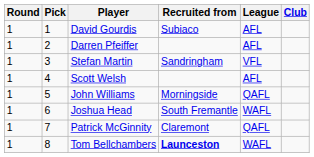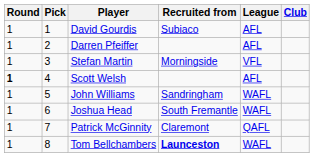(192, 62) Sandringham -> (189, 62) Morningside
(10, 78) normal -> (10, 78) bold
(189, 95) Morningside -> (192, 95) Sandringham
(256, 95) QAFL -> (257, 95) WAFL
